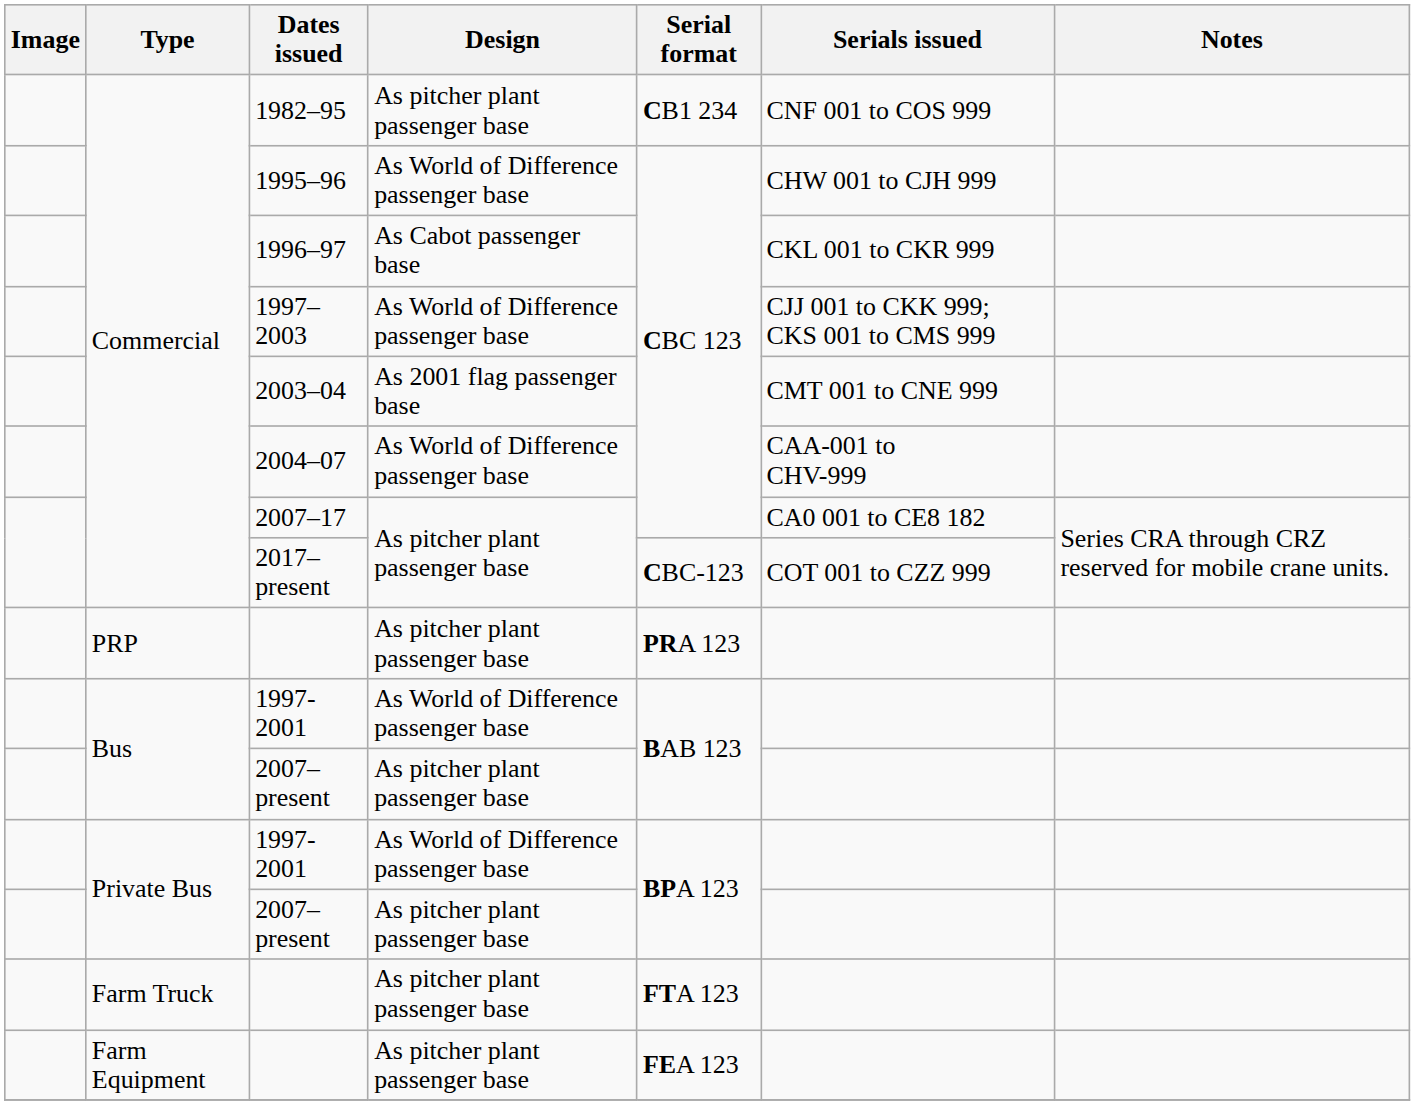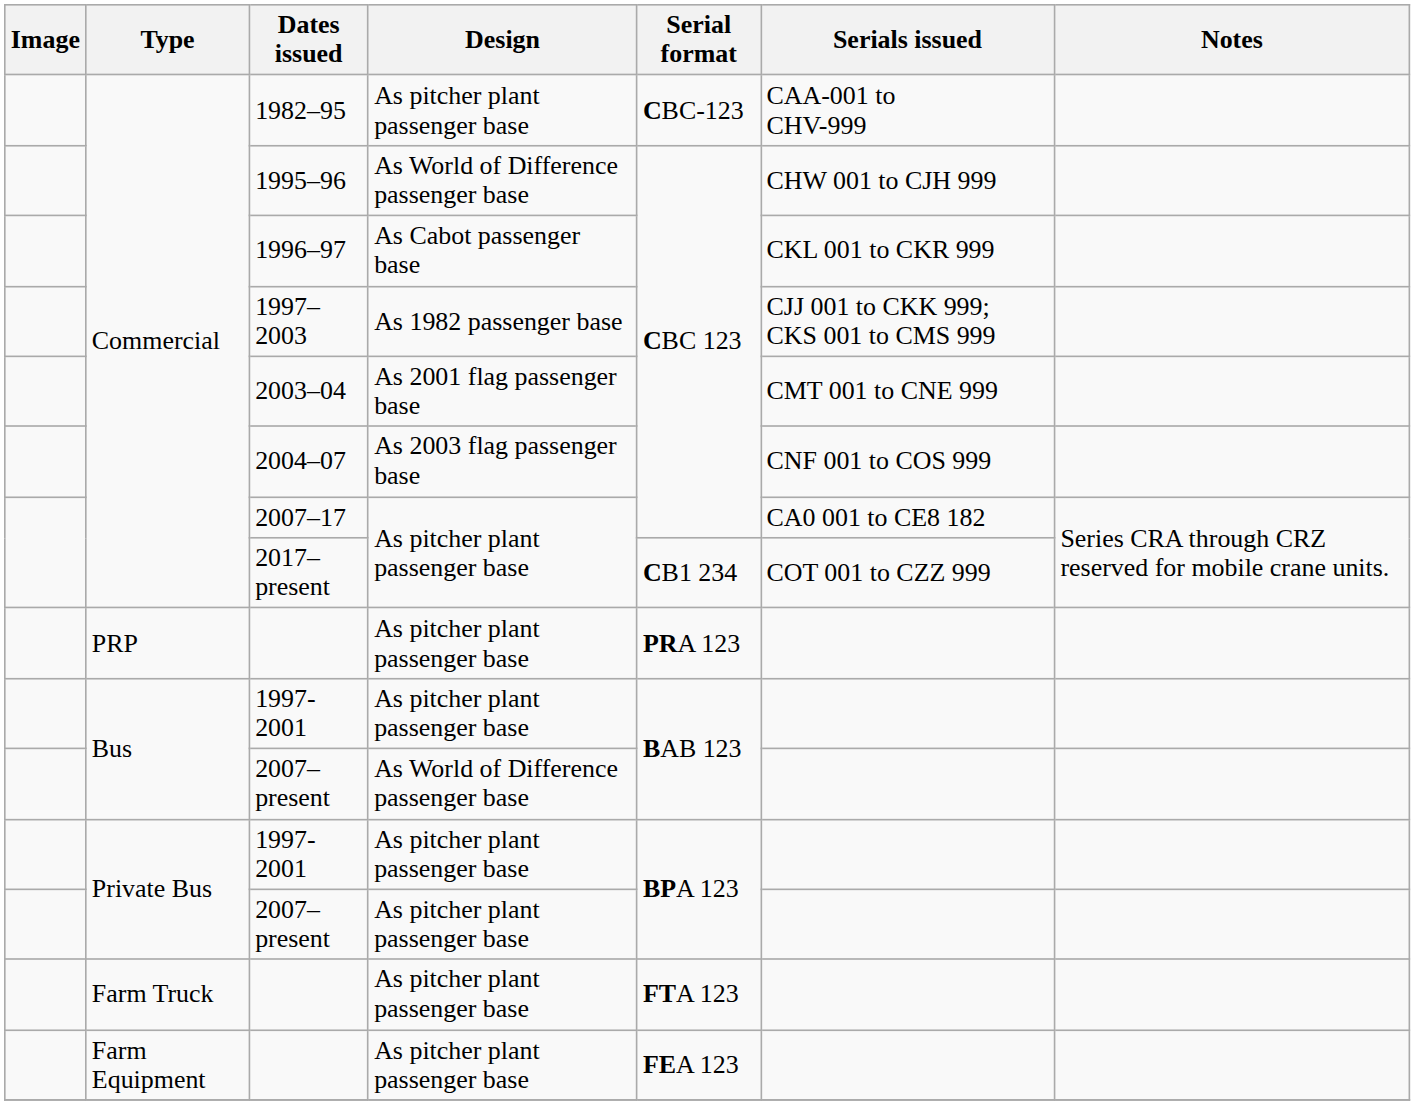(690, 109) CB1 234 -> (693, 109) CBC-123
(879, 109) CNF 001 to COS 999 -> (831, 109) CAA-001 to CHV-999
(496, 320) As World of Difference passenger base -> (498, 320) As 1982 passenger base
(496, 461) As World of Difference passenger base -> (495, 461) As 2003 flag passenger base
(831, 461) CAA-001 to CHV-999 -> (879, 461) CNF 001 to COS 999
(693, 572) CBC-123 -> (690, 572) CB1 234
(496, 713) As World of Difference passenger base -> (457, 713) As pitcher plant passenger base
(457, 783) As pitcher plant passenger base -> (496, 783) As World of Difference passenger base
(496, 853) As World of Difference passenger base -> (457, 853) As pitcher plant passenger base
